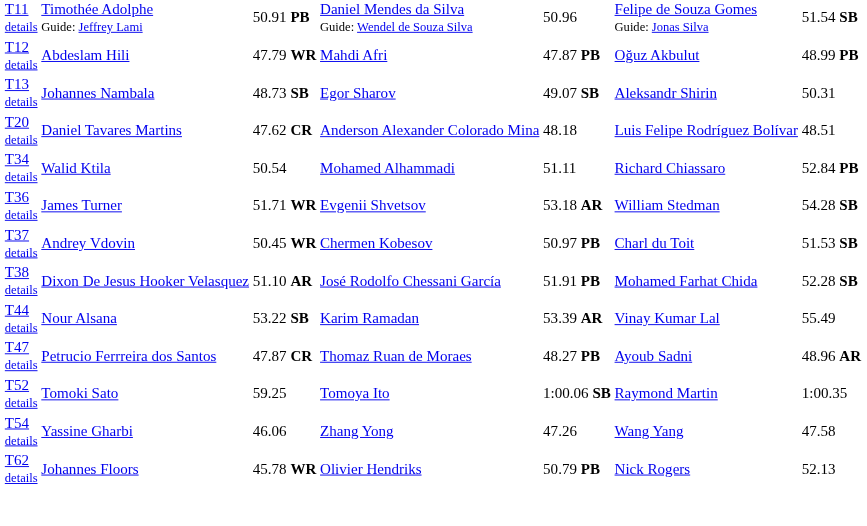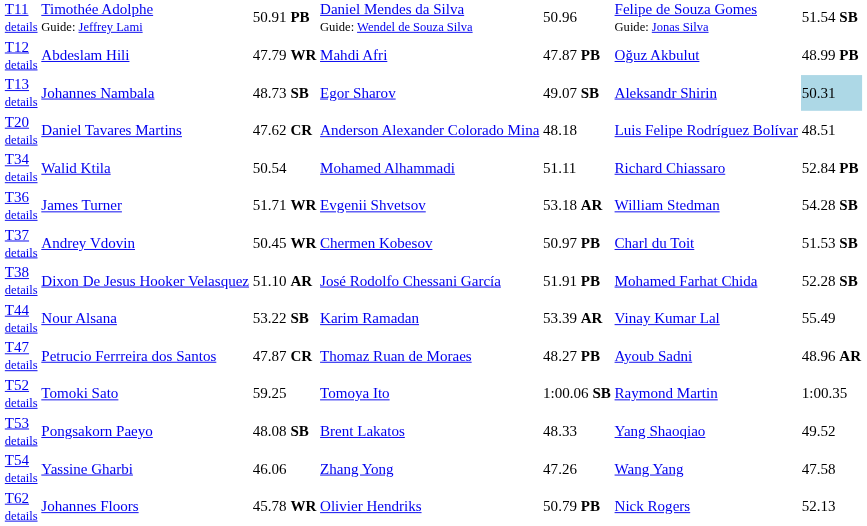(819, 92) no background -> (819, 92) lightblue background
+ row: (21, 431)
